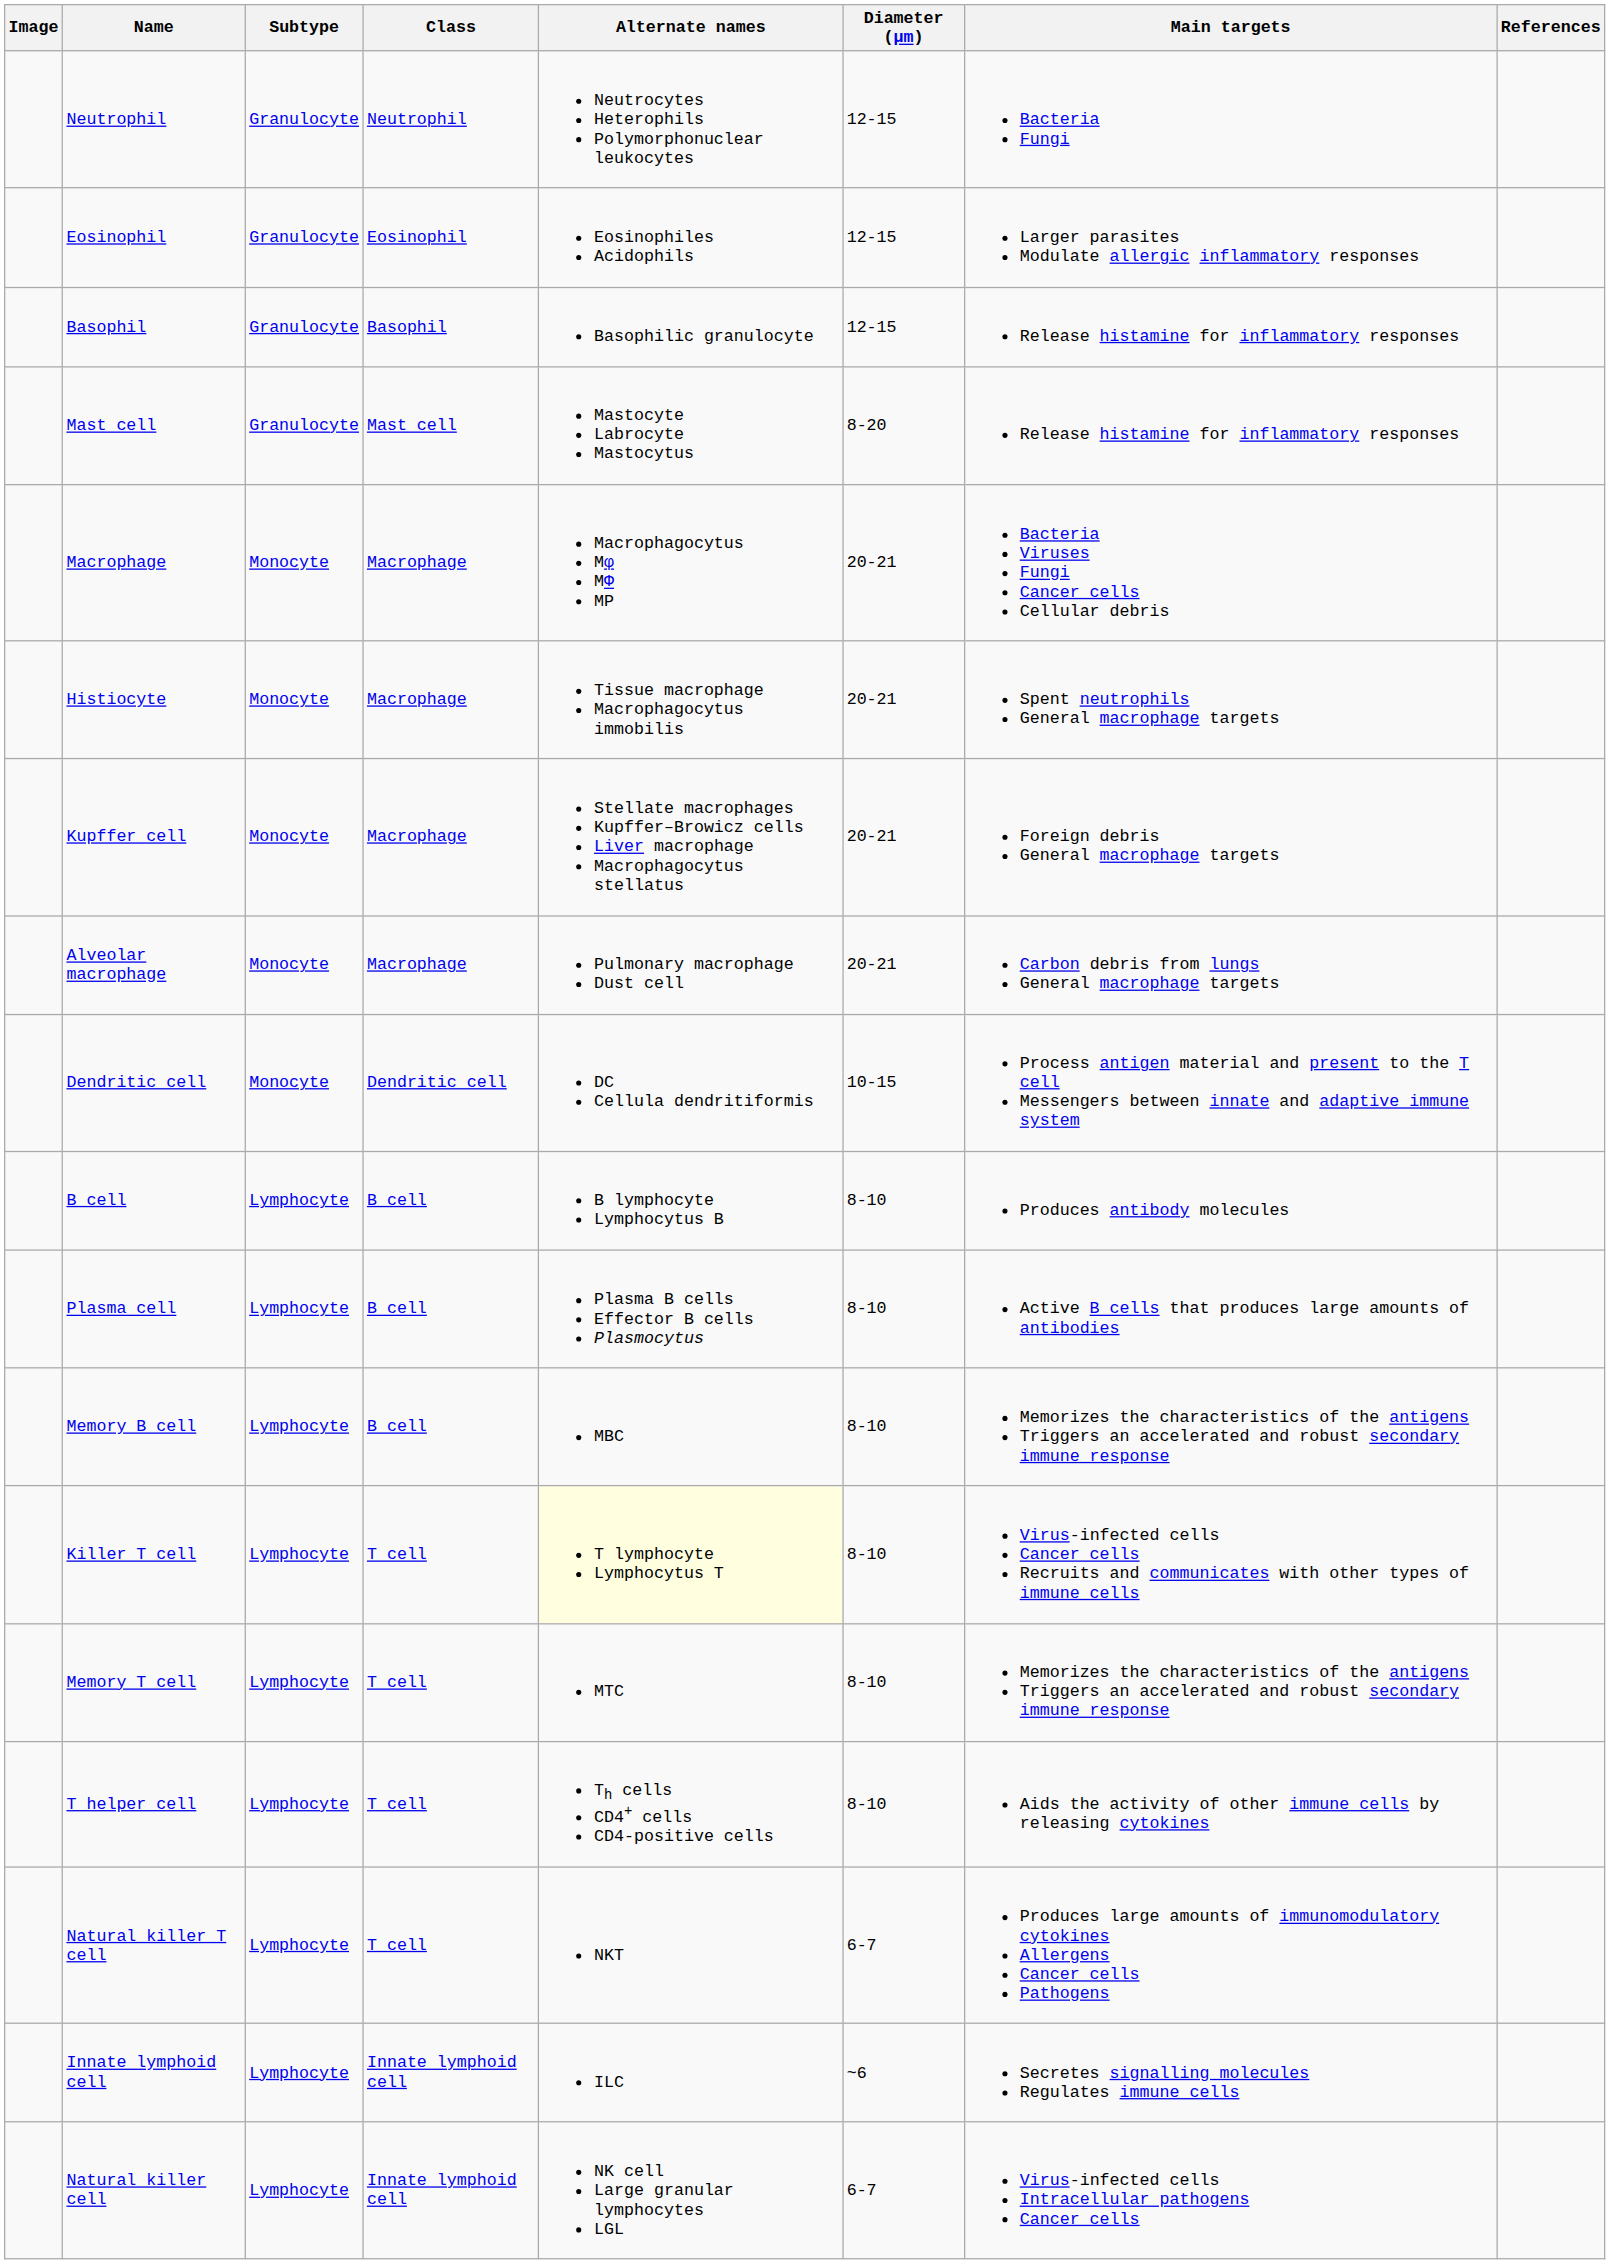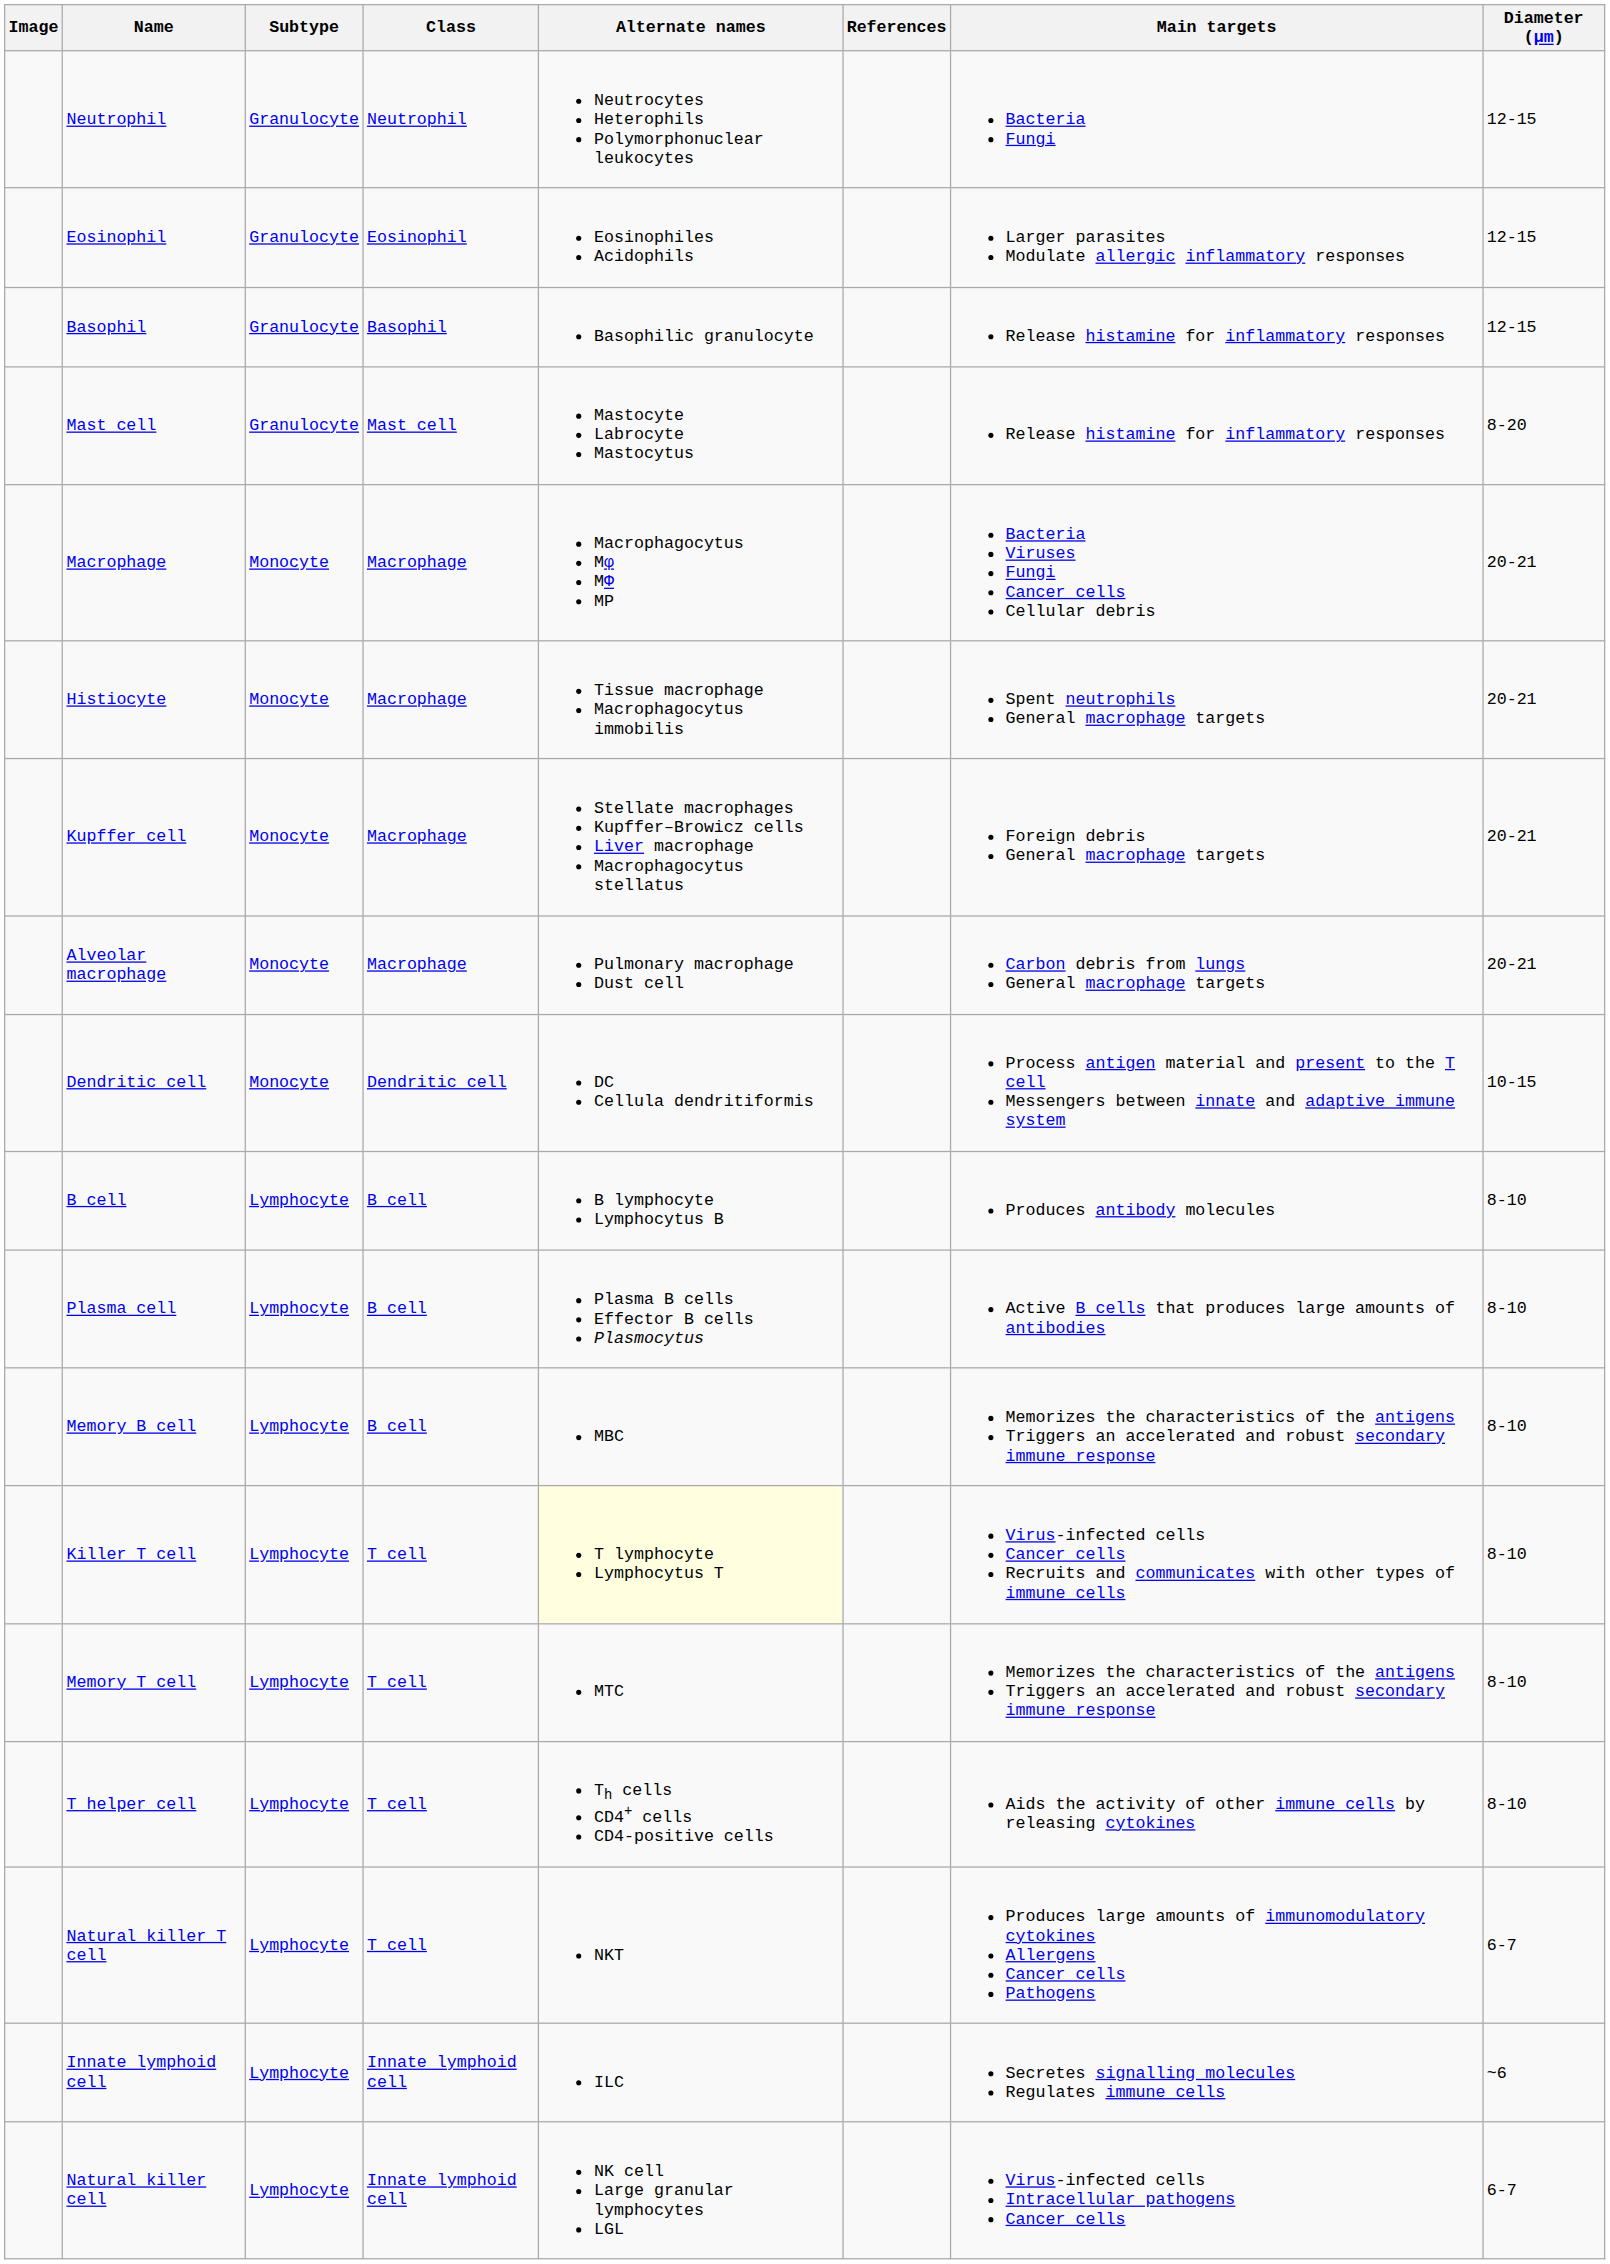columns swapped: (904, 28) <-> (1551, 28)
